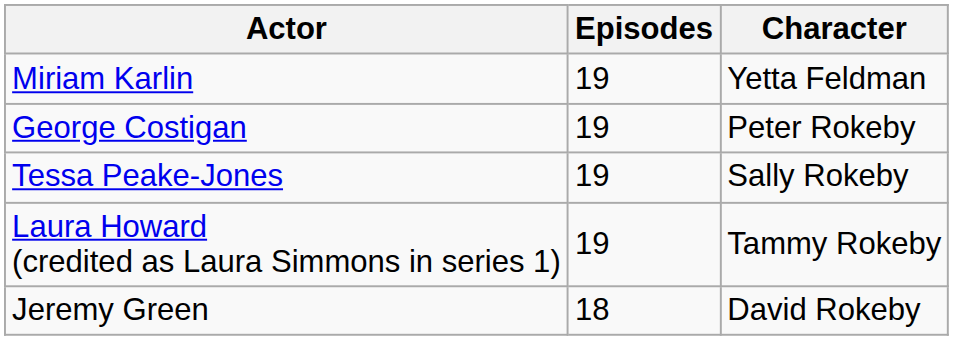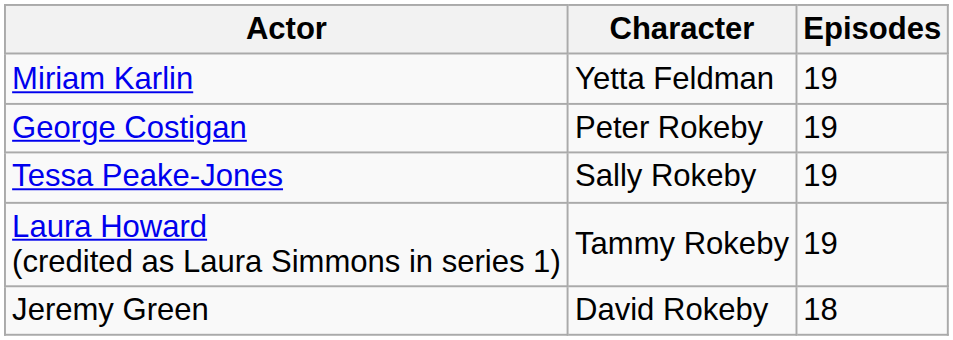columns swapped: (834, 29) <-> (644, 29)
